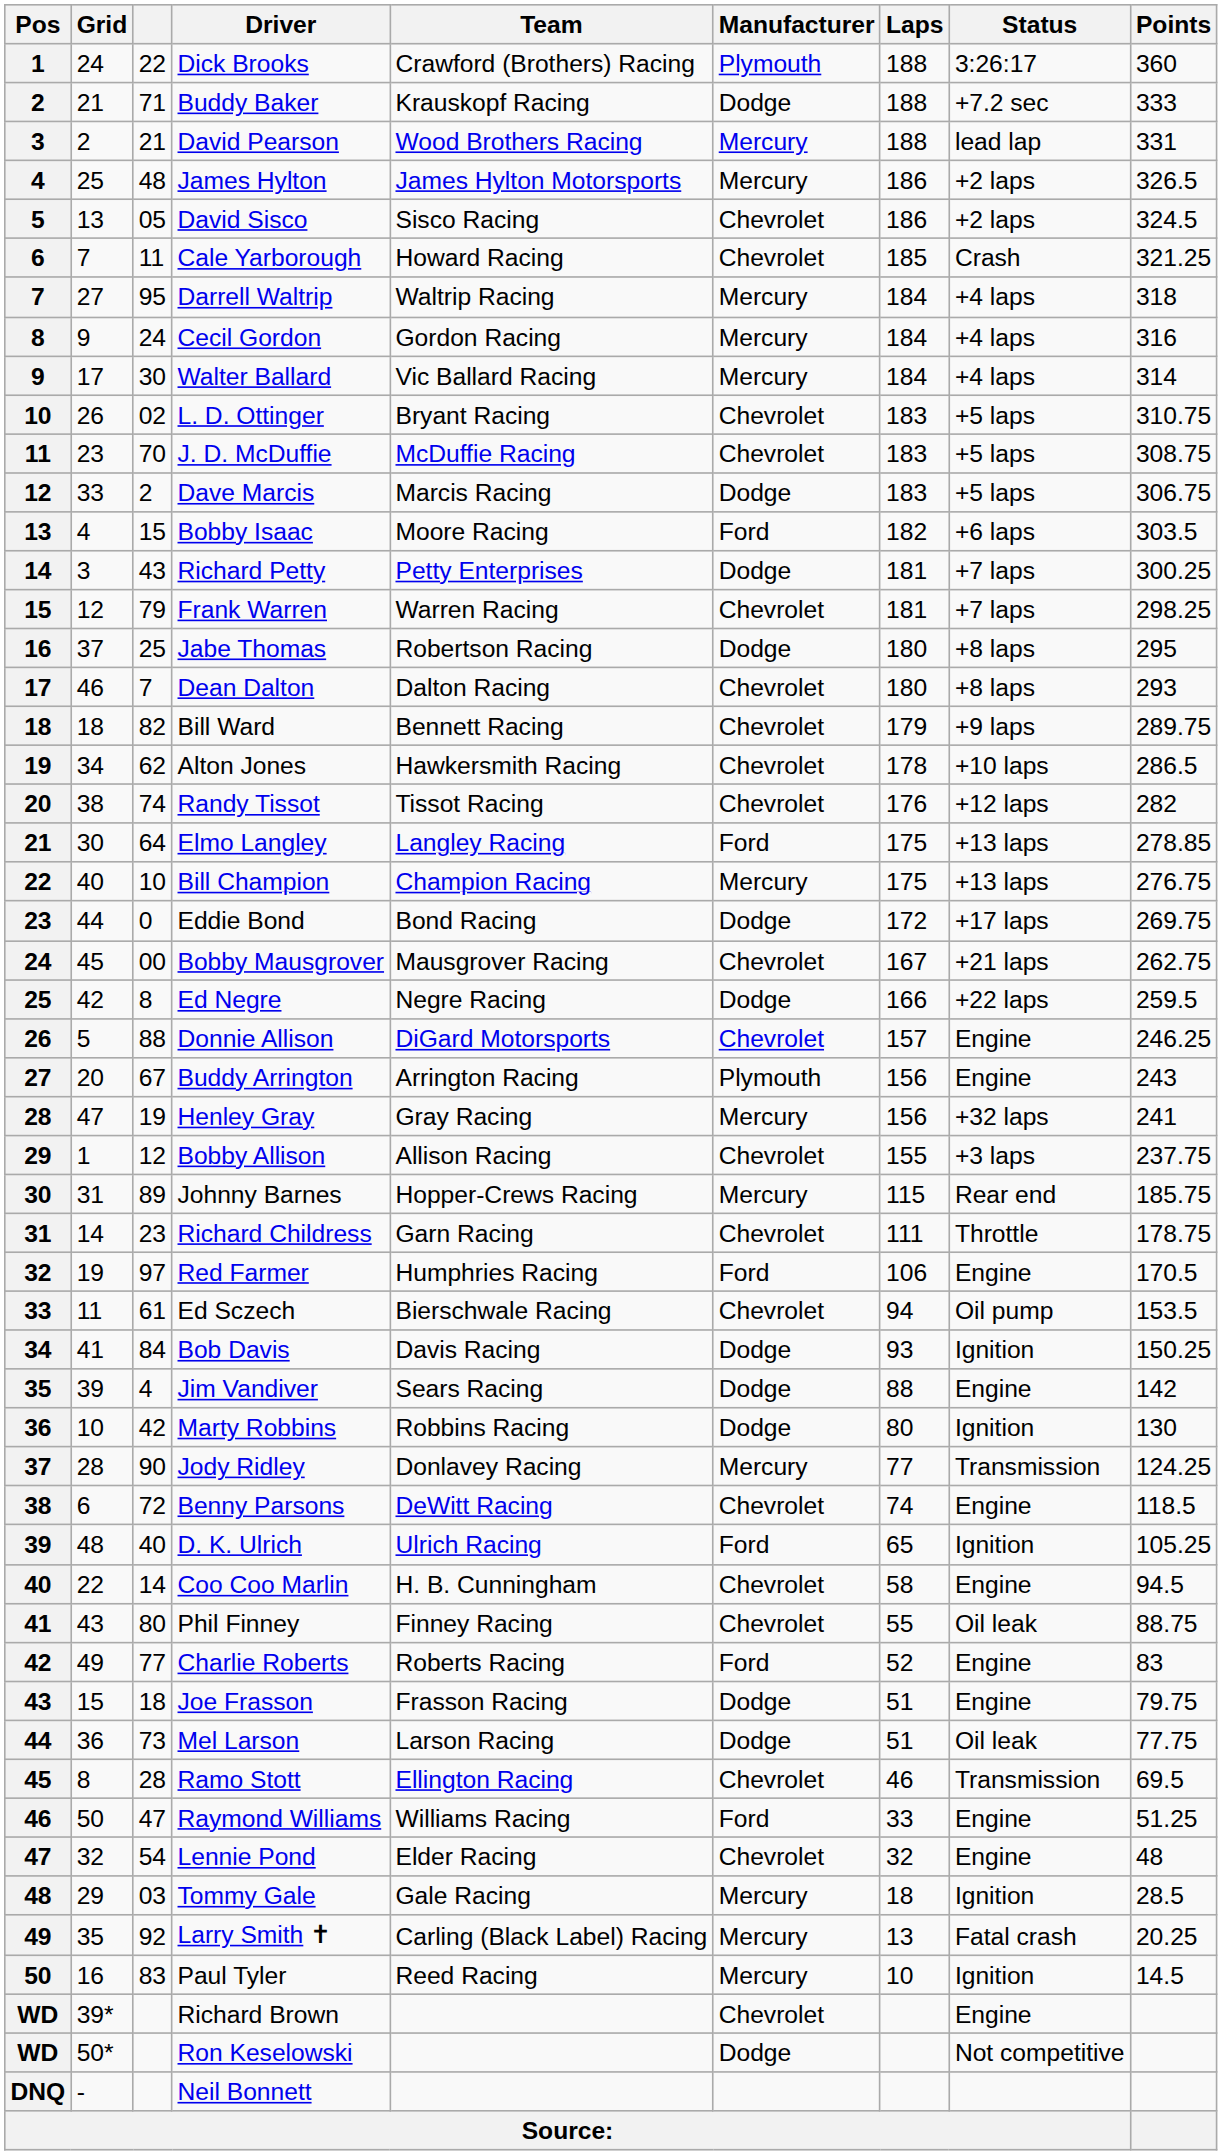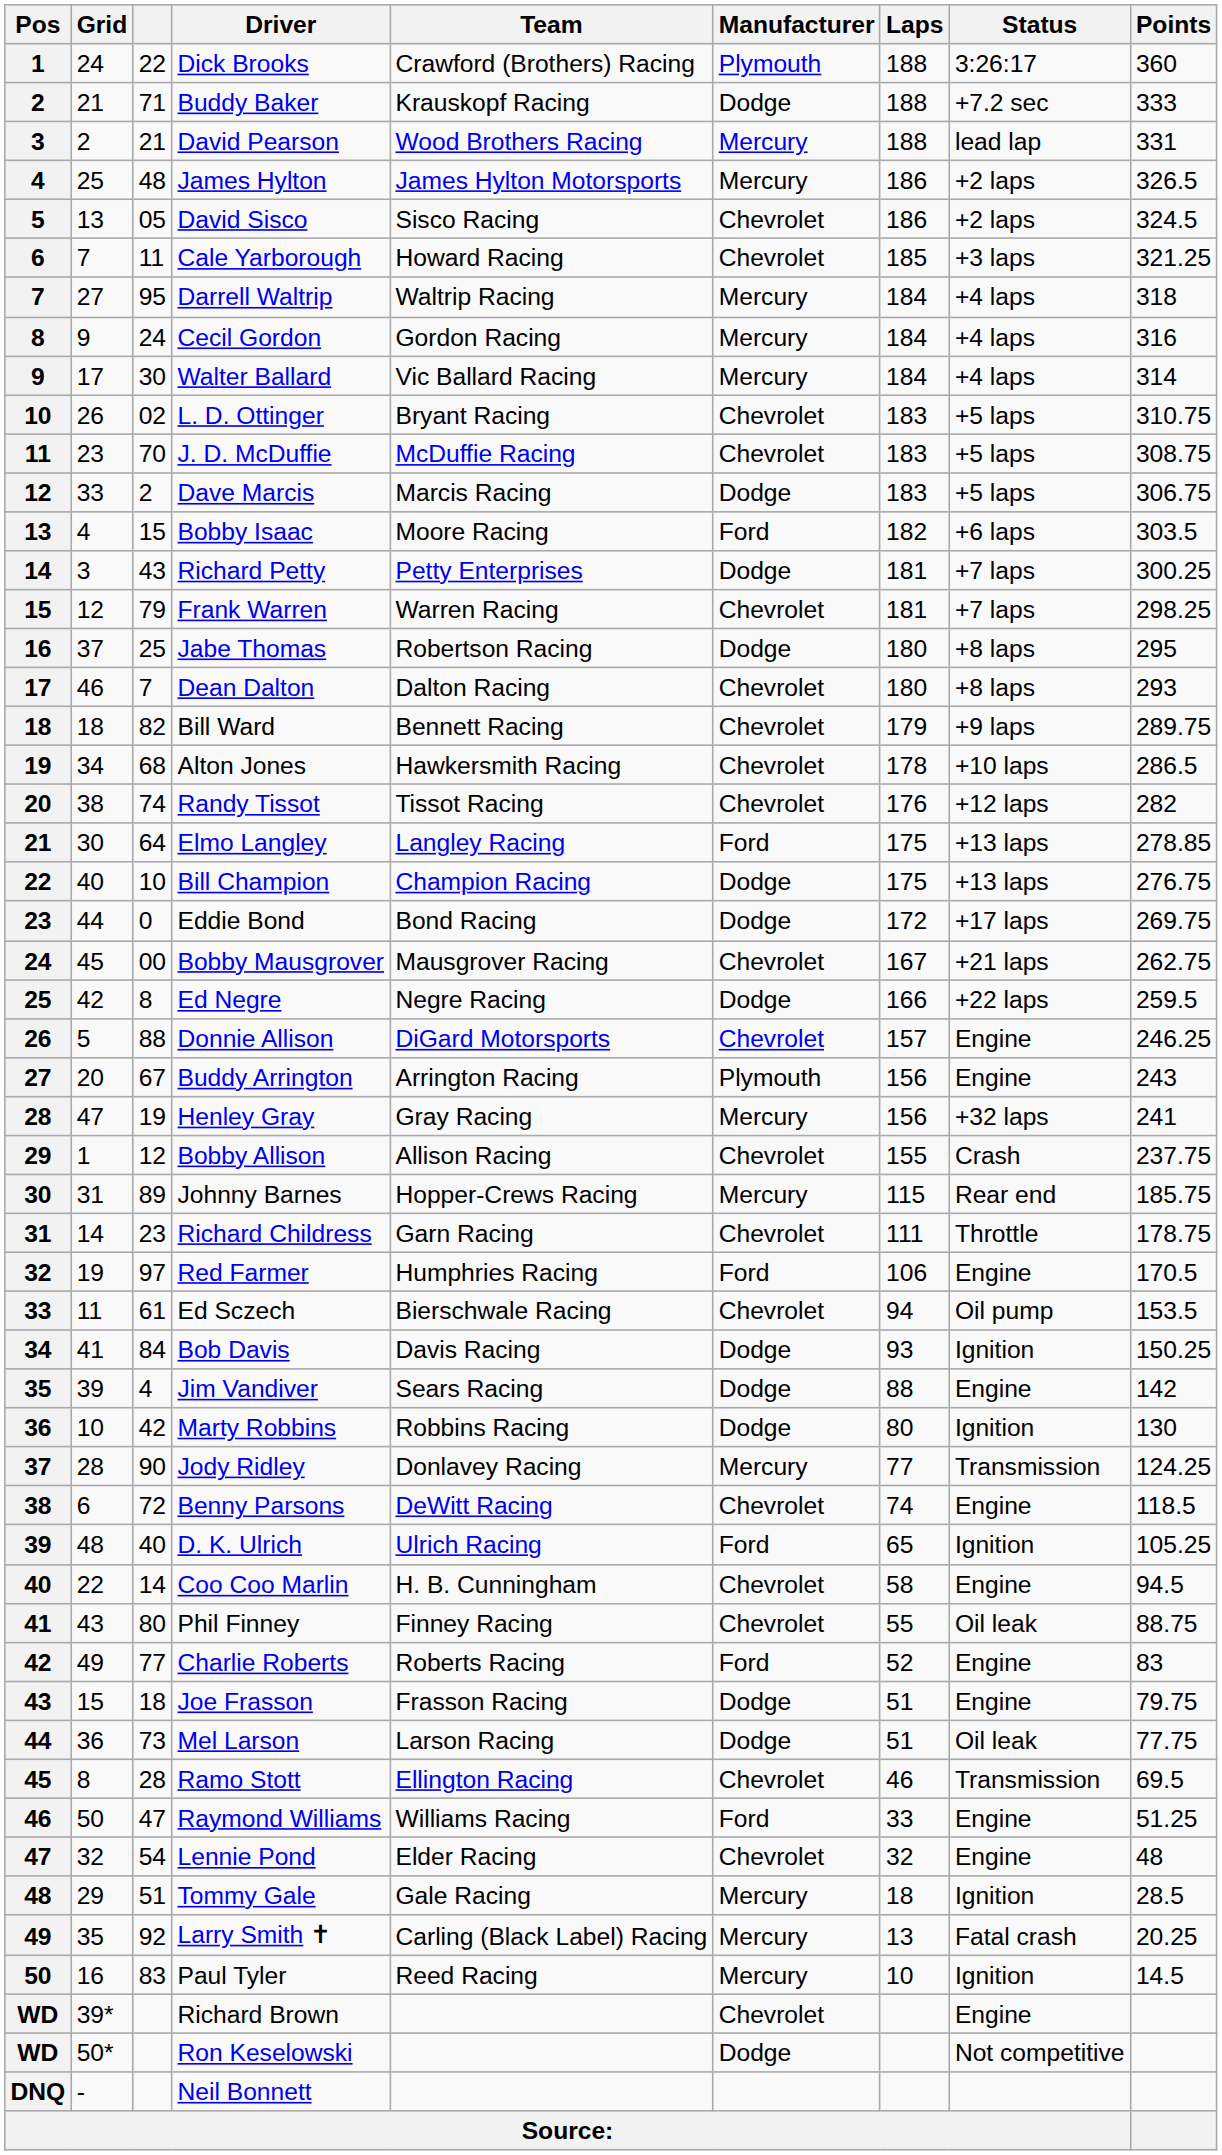(988, 258) Crash -> (995, 258) +3 laps
(152, 765) 62 -> (152, 765) 68
(763, 882) Mercury -> (755, 882) Dodge
(995, 1155) +3 laps -> (988, 1155) Crash
(152, 1896) 03 -> (152, 1896) 51
